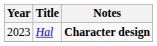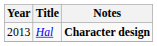(19, 32) 2023 -> (19, 32) 2013
